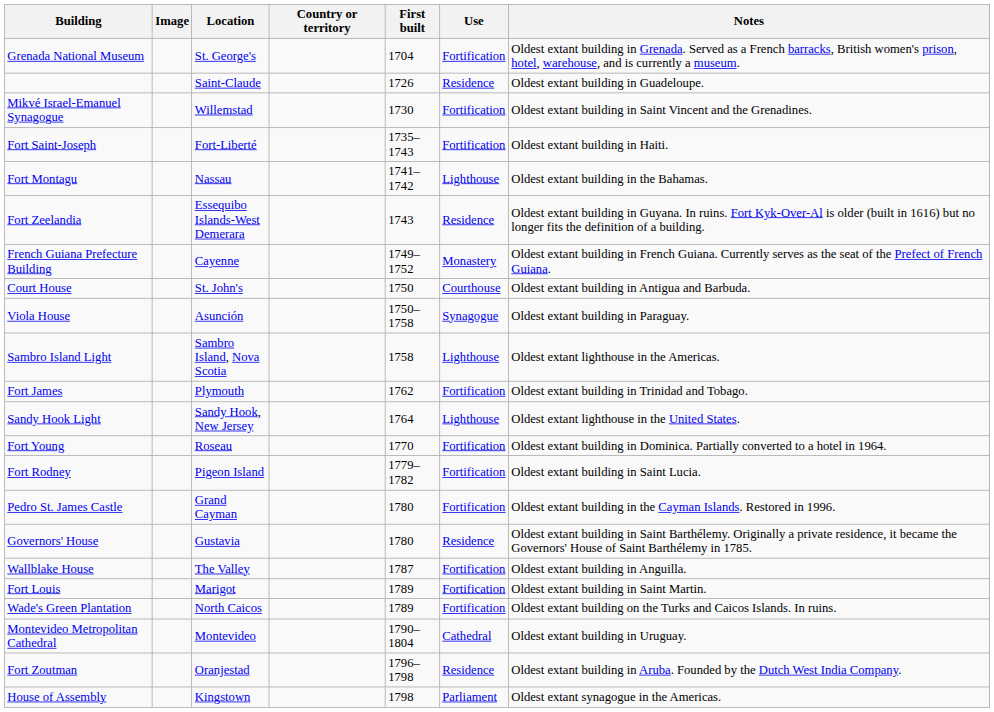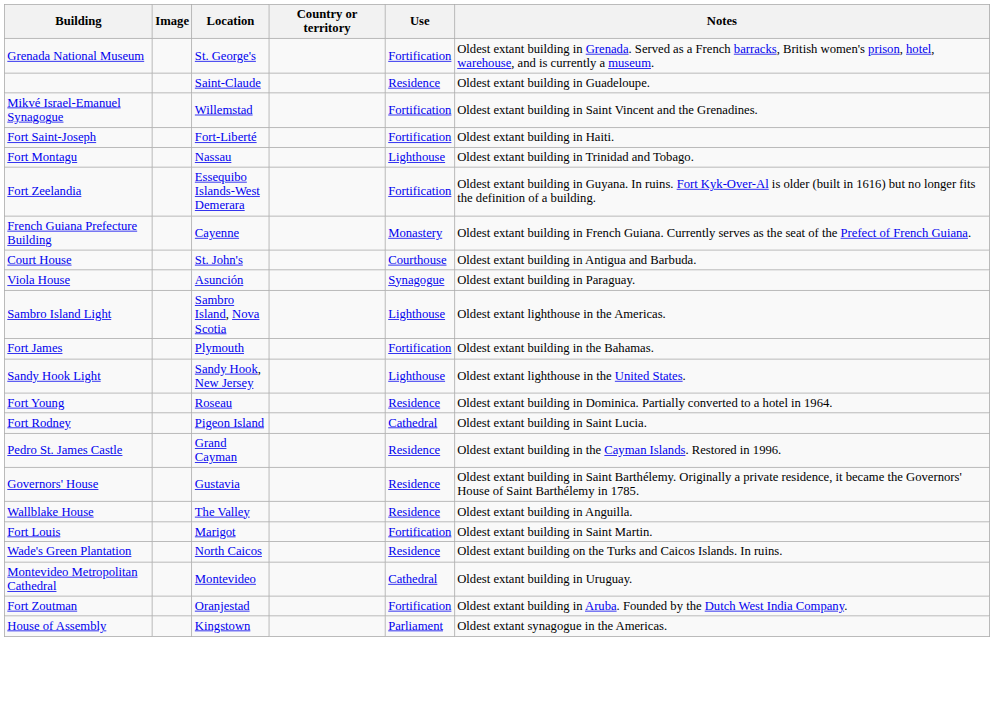- column: (412, 21)
(610, 178) Oldest extant building in the Bahamas. -> (576, 157) Oldest extant building in Trinidad and Tobago.
(468, 220) Residence -> (420, 191) Fortification
(630, 391) Oldest extant building in Trinidad and Tobago. -> (556, 348) Oldest extant building in the Bahamas.
(474, 445) Fortification -> (414, 403) Residence
(474, 472) Fortification -> (413, 423) Cathedral
(474, 507) Fortification -> (414, 450) Residence
(474, 568) Fortification -> (414, 511) Residence
(474, 608) Fortification -> (414, 551) Residence
(468, 670) Residence -> (420, 606) Fortification
